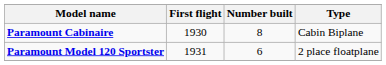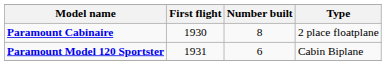(331, 33) Cabin Biplane -> (338, 33) 2 place floatplane
(338, 51) 2 place floatplane -> (331, 51) Cabin Biplane
